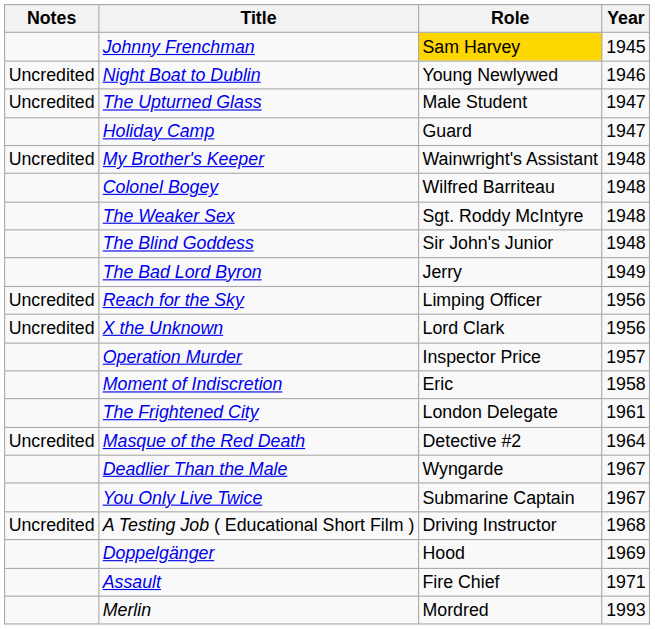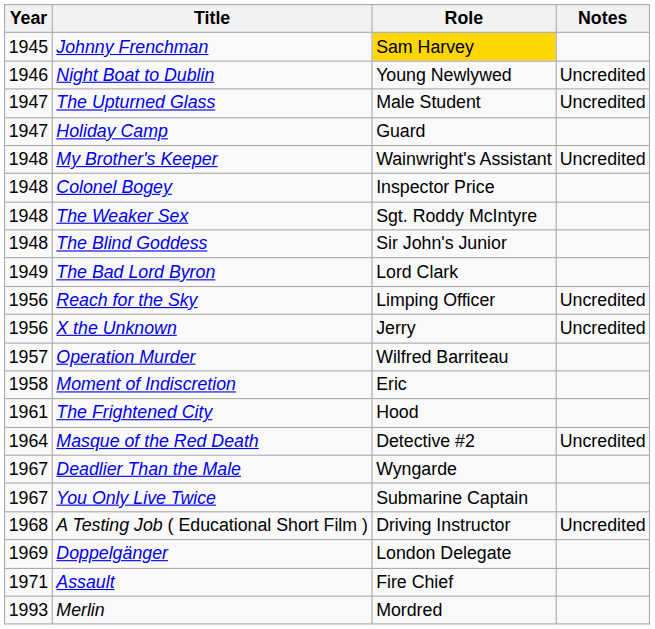columns swapped: (626, 18) <-> (52, 18)
(489, 187) Wilfred Barriteau -> (435, 187) Inspector Price
(442, 272) Jerry -> (417, 272) Lord Clark
(463, 328) Lord Clark -> (396, 328) Jerry
(482, 356) Inspector Price -> (442, 356) Wilfred Barriteau
(490, 412) London Delegate -> (397, 412) Hood
(444, 553) Hood -> (444, 553) London Delegate
